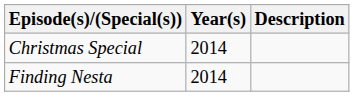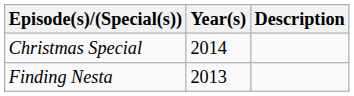(209, 76) 2014 -> (209, 76) 2013
